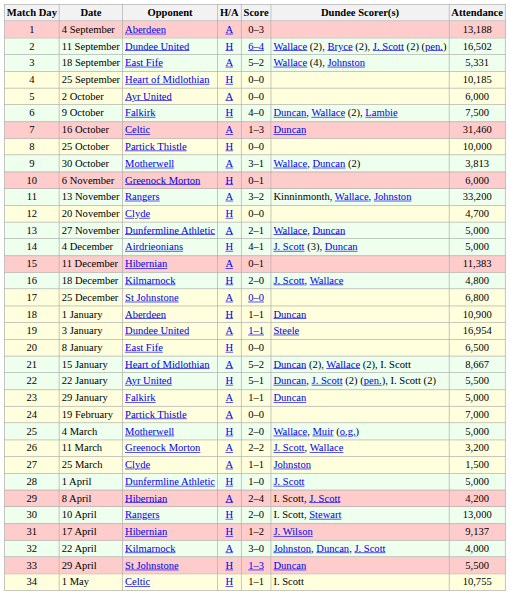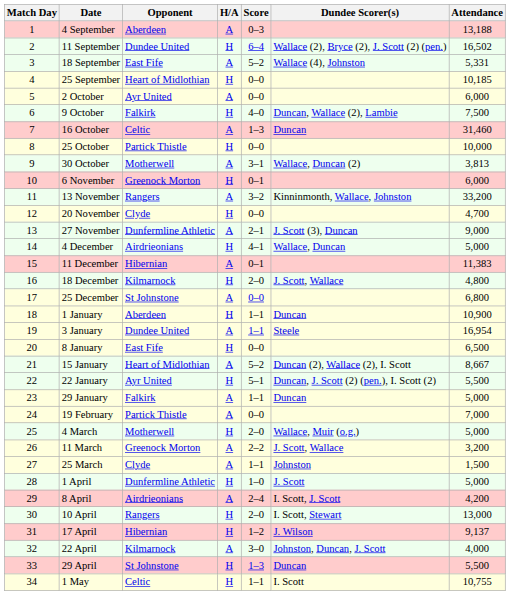(309, 230) Wallace, Duncan -> (316, 230) J. Scott (3), Duncan
(477, 230) 5,000 -> (477, 230) 9,000
(316, 247) J. Scott (3), Duncan -> (309, 247) Wallace, Duncan
(146, 498) Hibernian -> (154, 498) Airdrieonians
